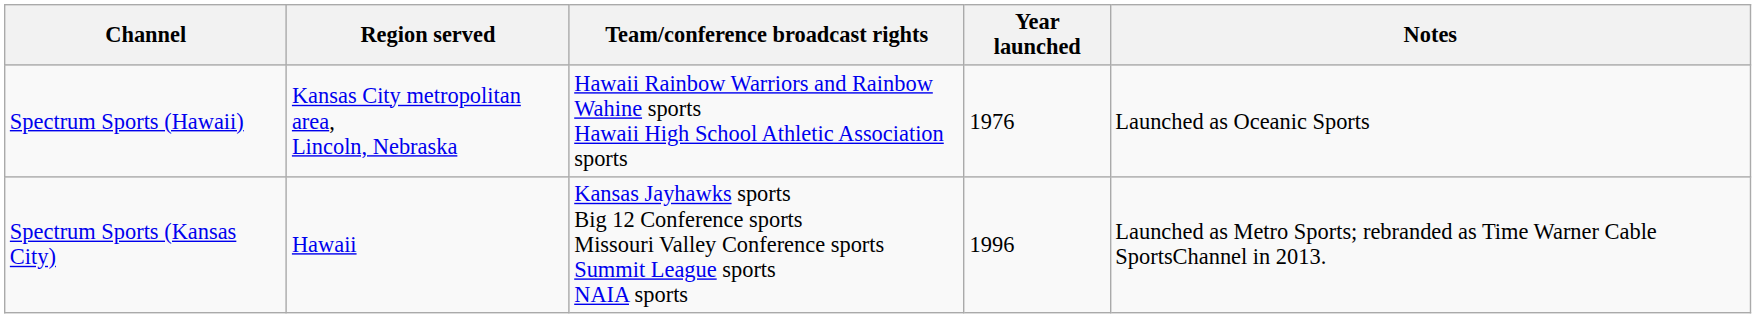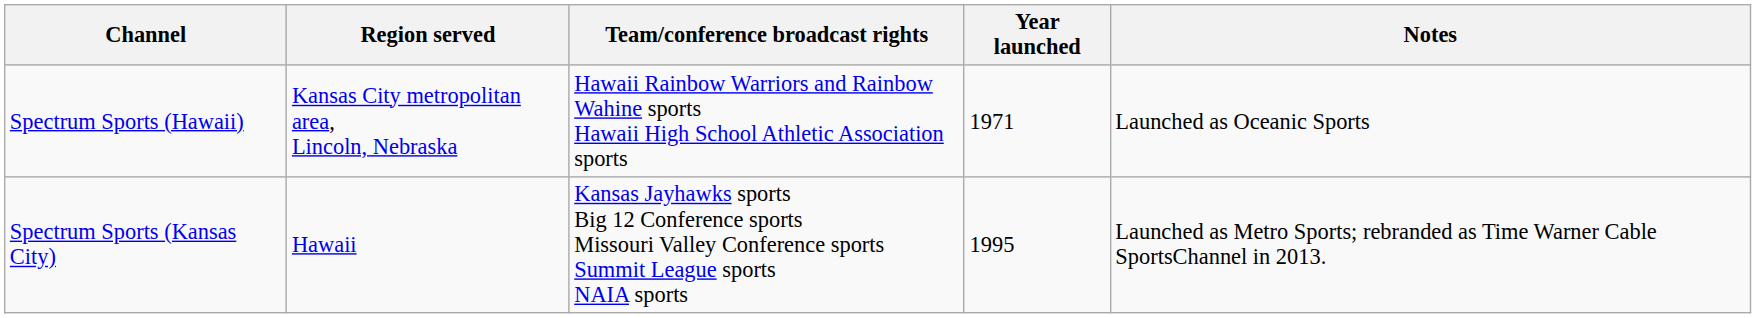(992, 120) 1976 -> (992, 120) 1971
(992, 244) 1996 -> (992, 244) 1995
